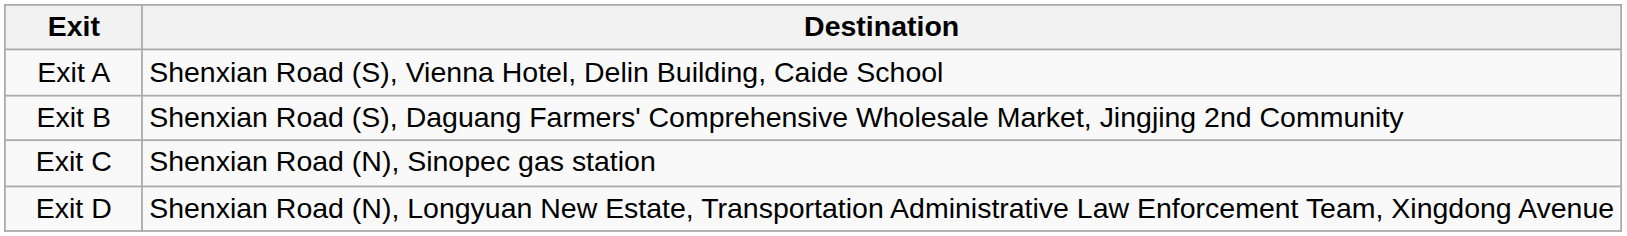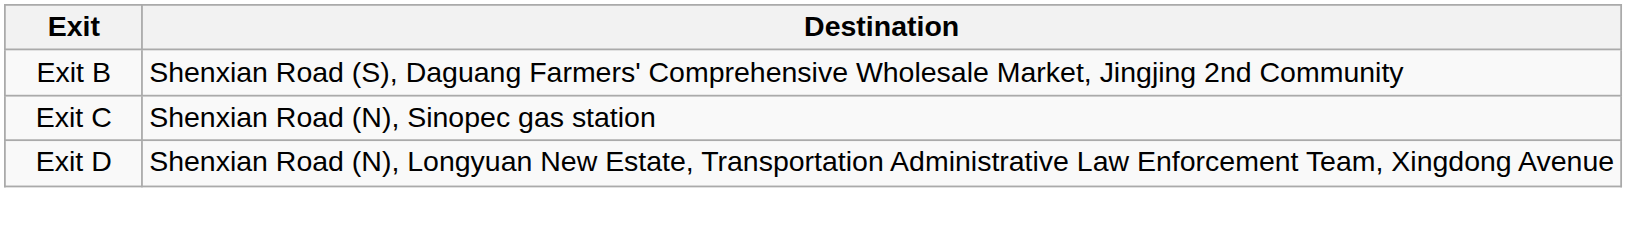- row: (74, 72)
